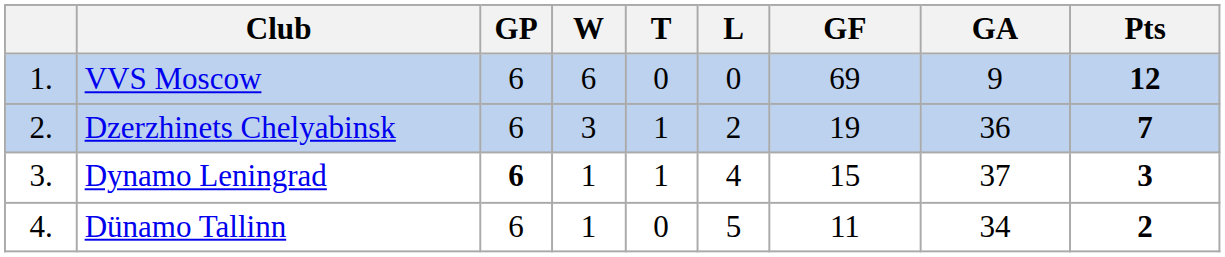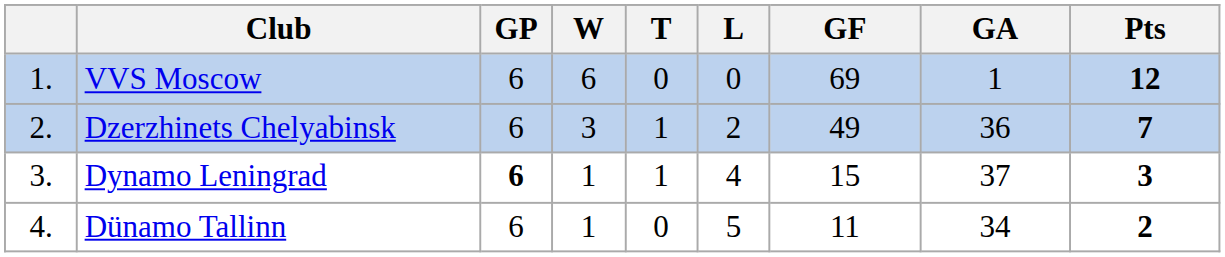(995, 78) 9 -> (995, 78) 1
(845, 127) 19 -> (845, 127) 49
